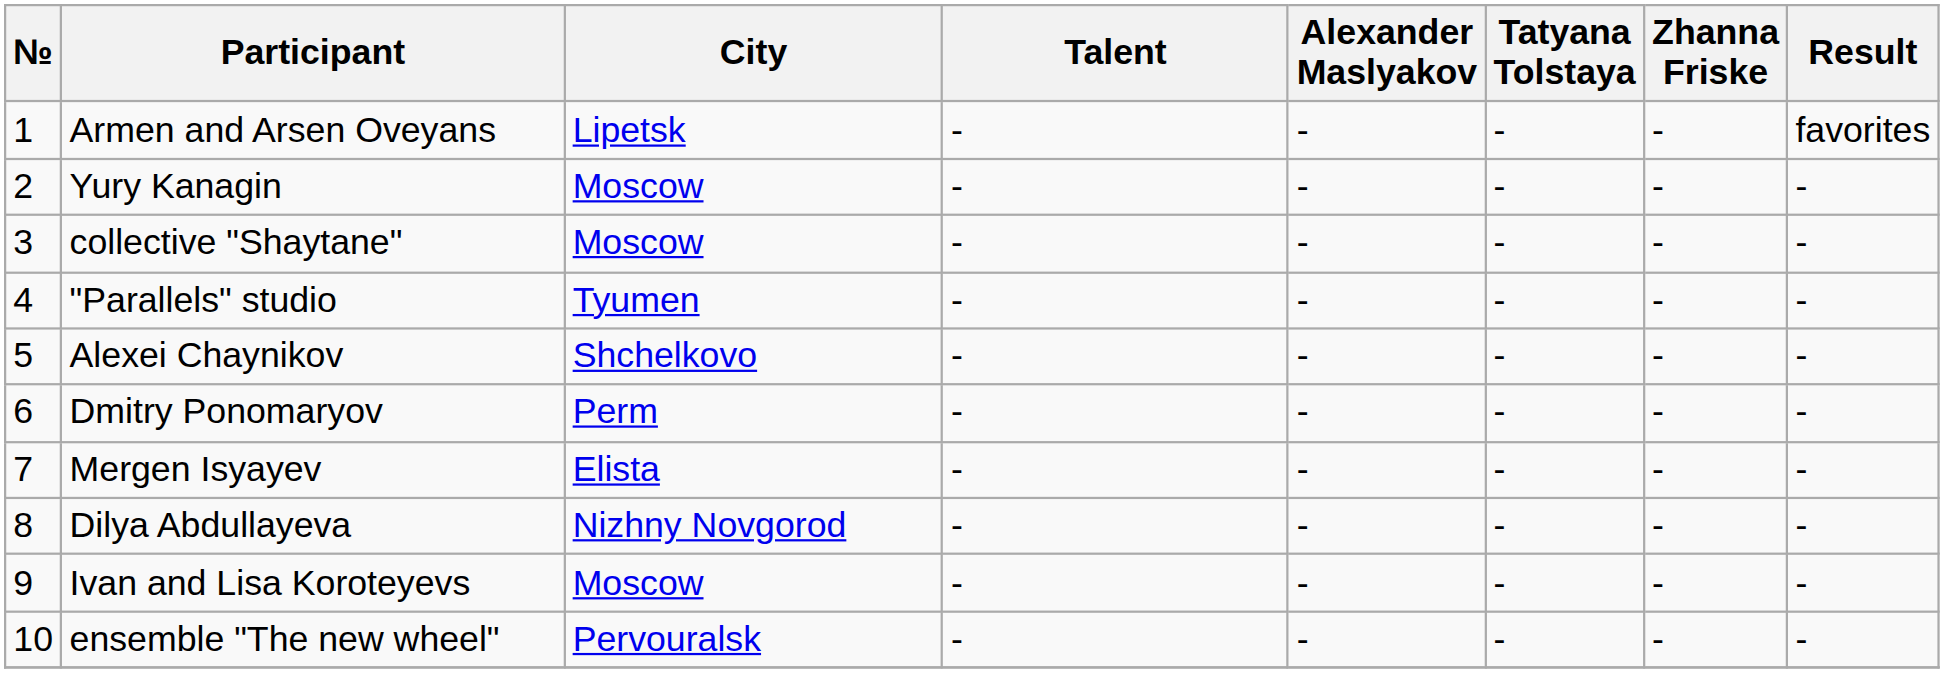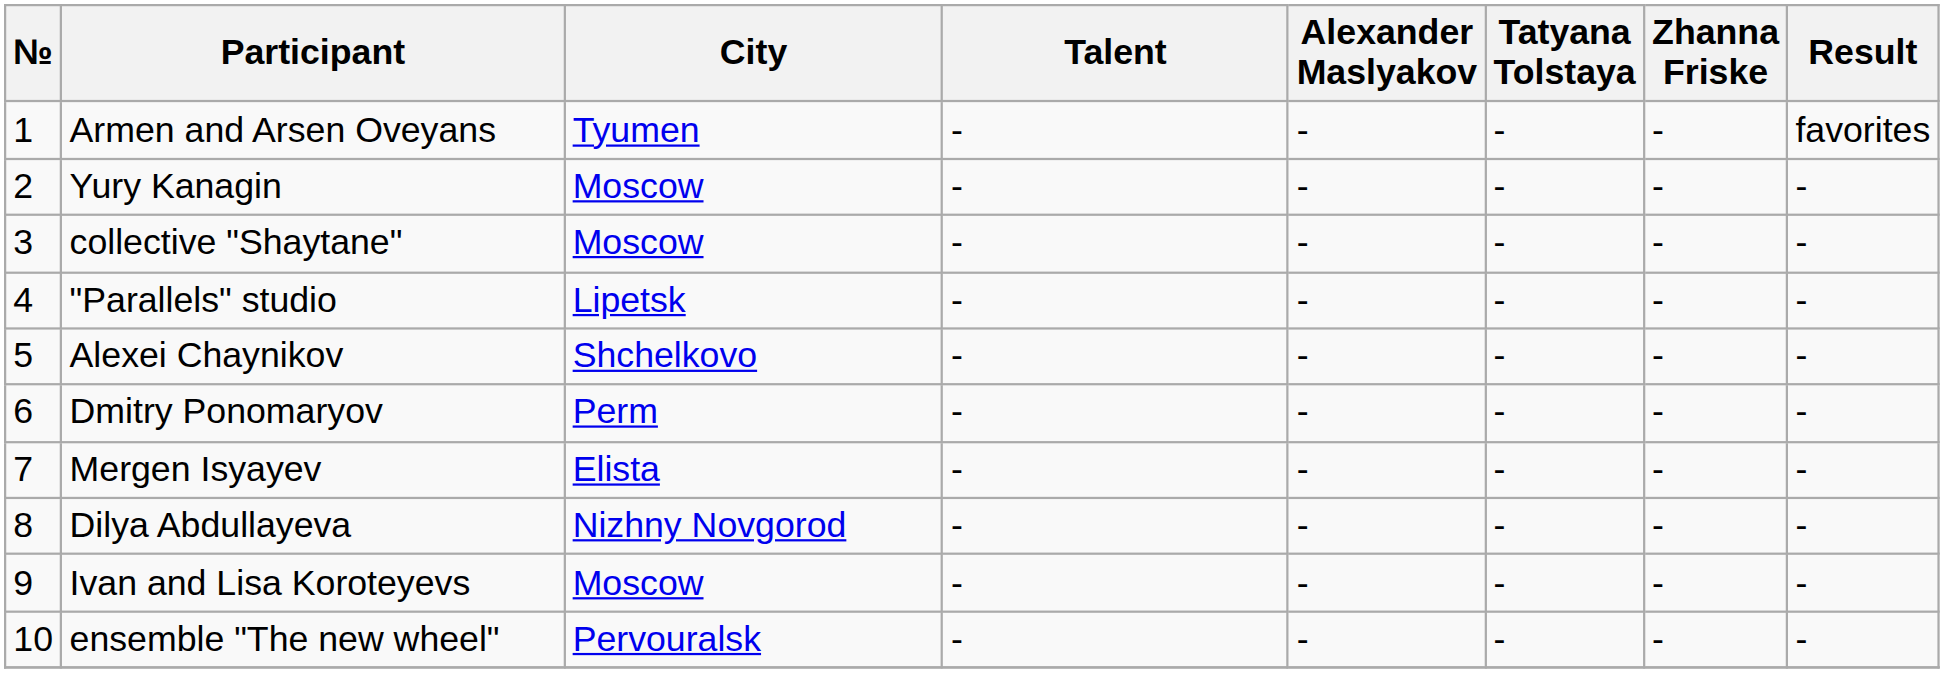(629, 129) Lipetsk -> (636, 129) Tyumen
(636, 299) Tyumen -> (629, 299) Lipetsk
